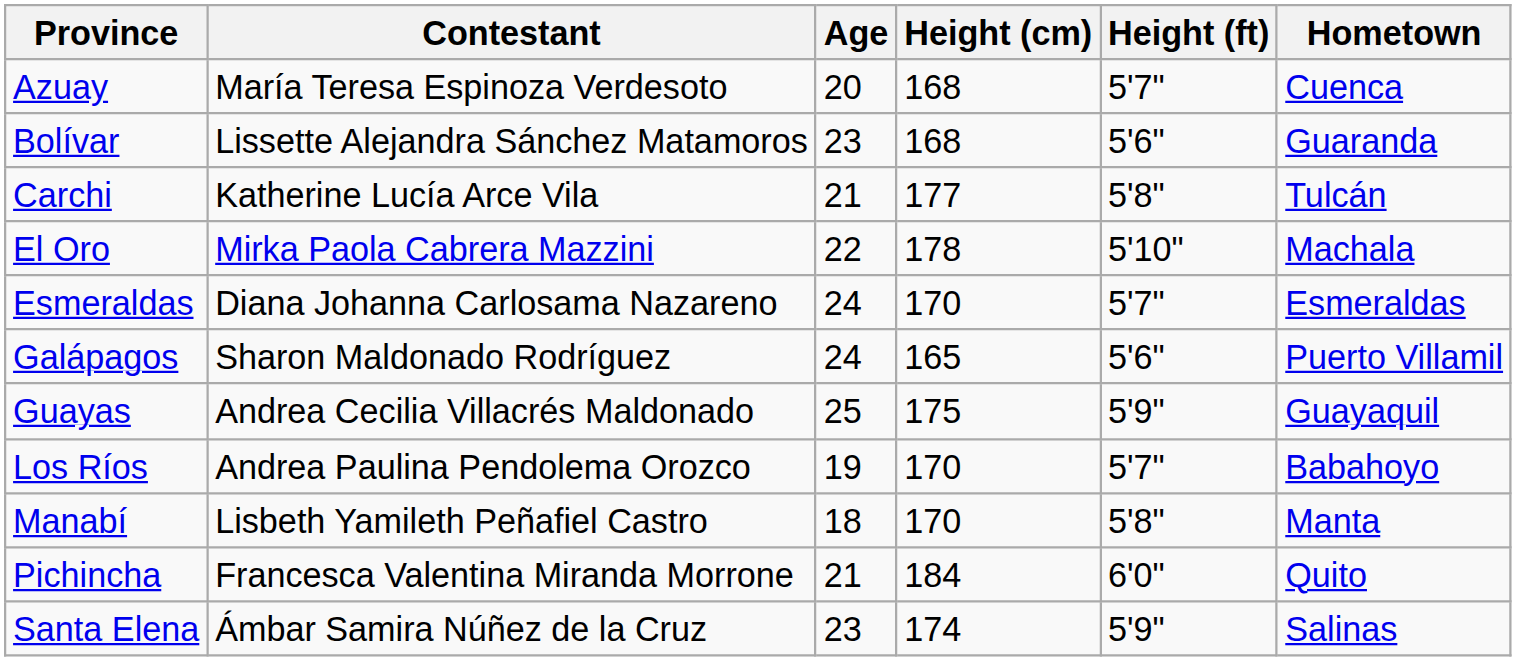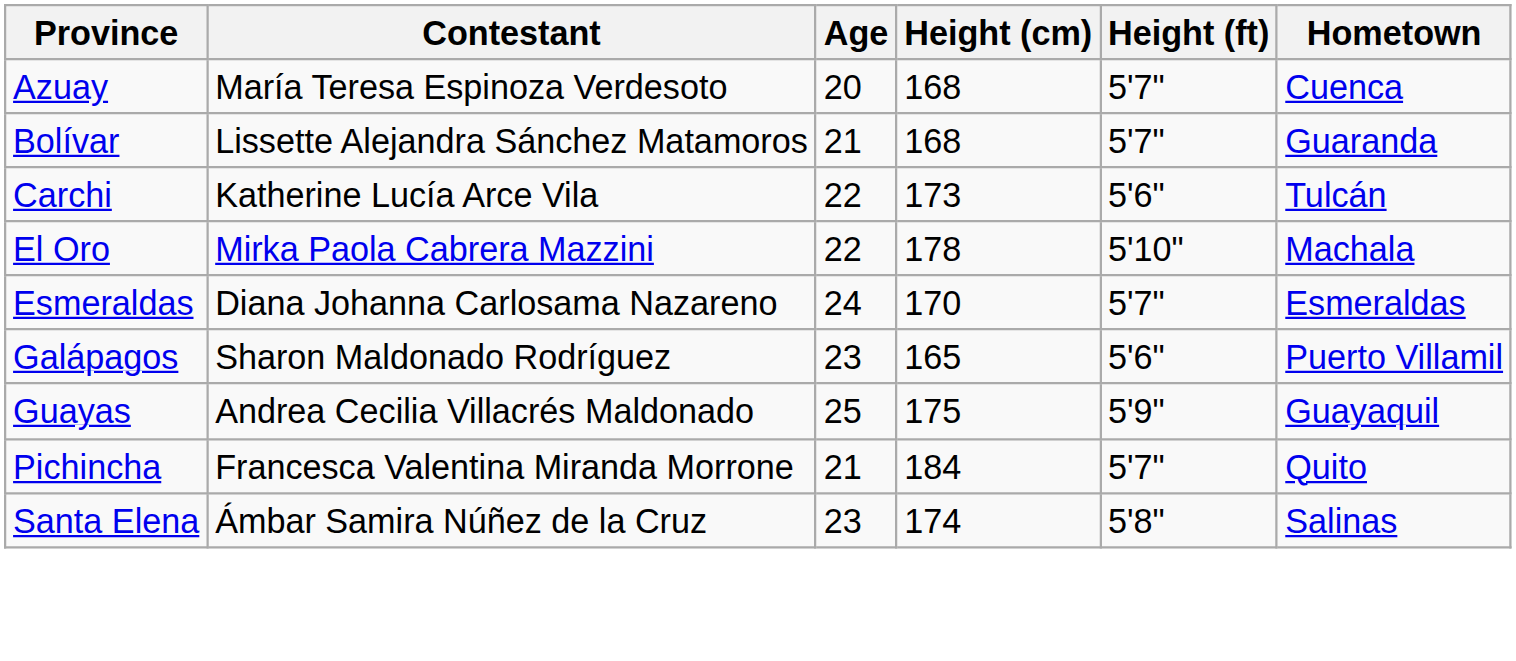(843, 141) 23 -> (843, 141) 21
(1136, 141) 5'6" -> (1136, 141) 5'7"
(843, 195) 21 -> (843, 195) 22
(933, 195) 177 -> (933, 195) 173
(1136, 195) 5'8" -> (1136, 195) 5'6"
(843, 357) 24 -> (843, 357) 23
- row: (80, 466)
- row: (70, 520)
(1136, 574) 6'0" -> (1136, 466) 5'7"
(1136, 628) 5'9" -> (1136, 520) 5'8"
